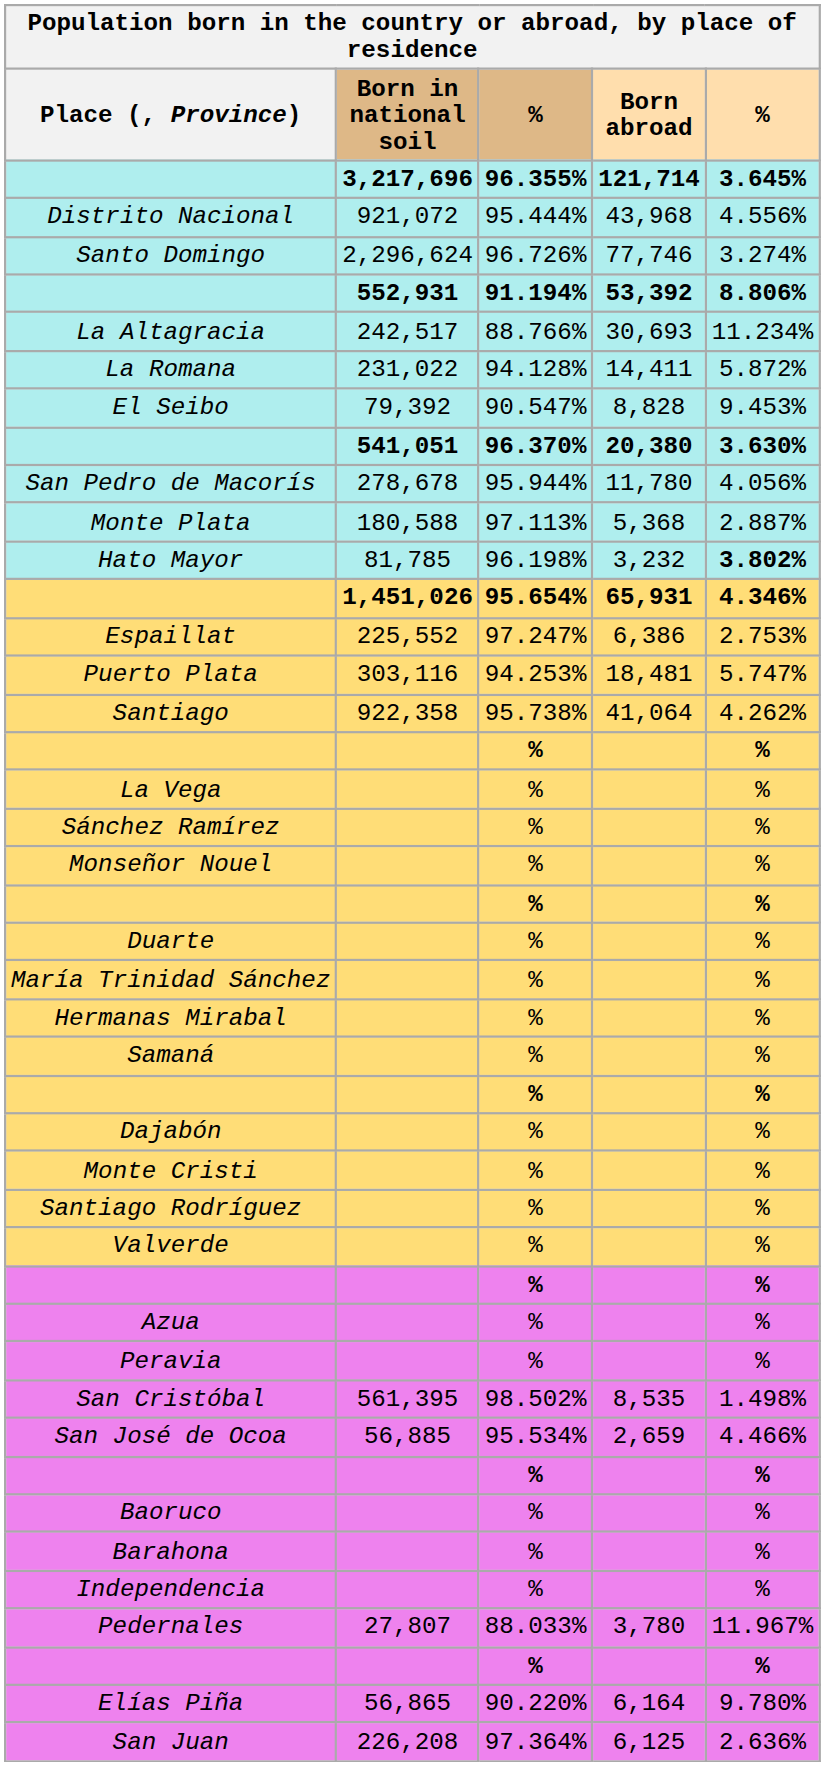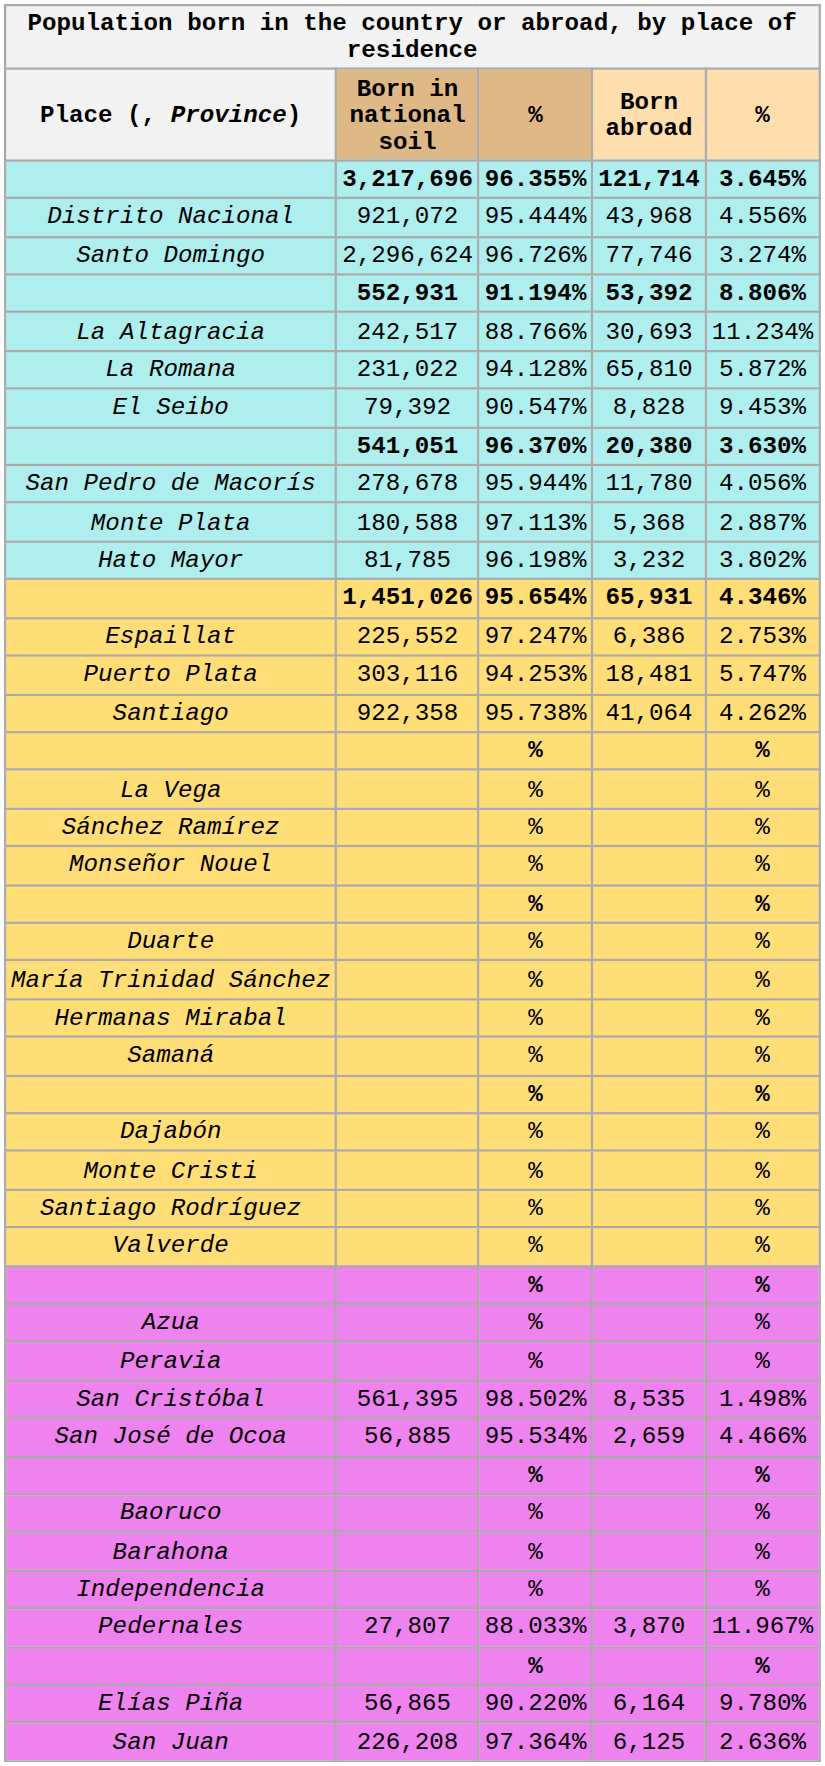(649, 370) 14,411 -> (649, 370) 65,810
(763, 560) bold -> (763, 560) normal
(649, 1628) 3,780 -> (649, 1628) 3,870
